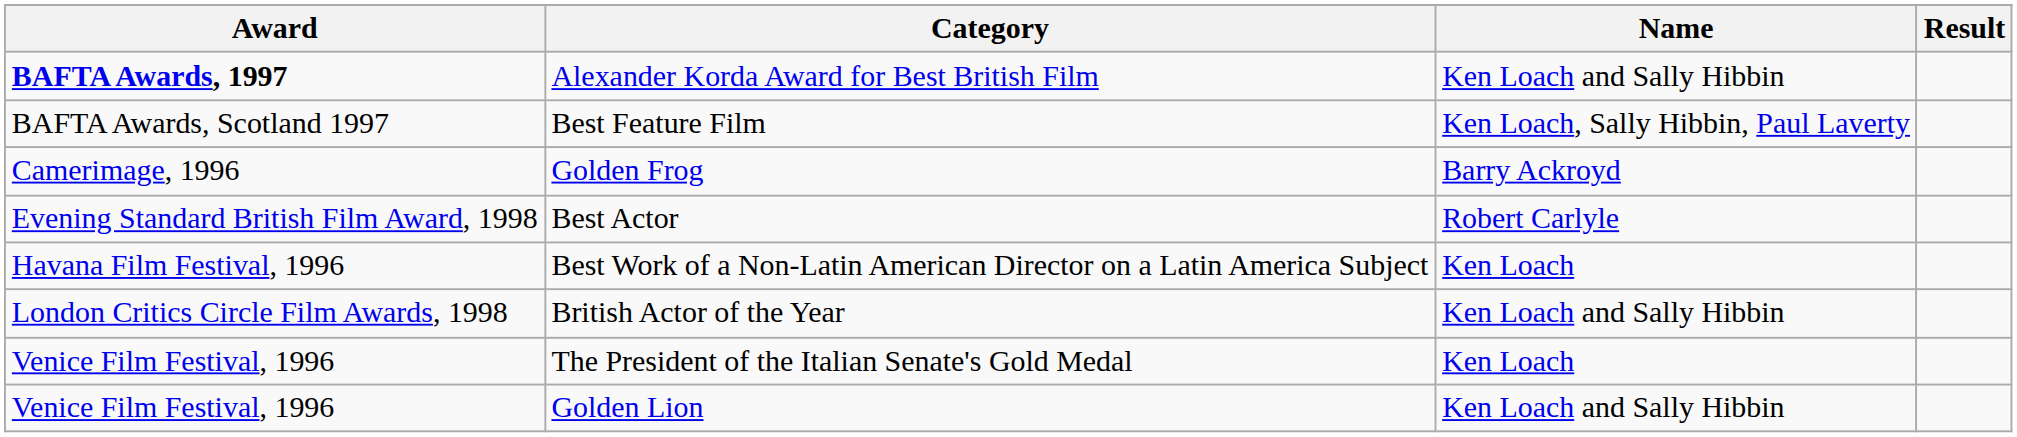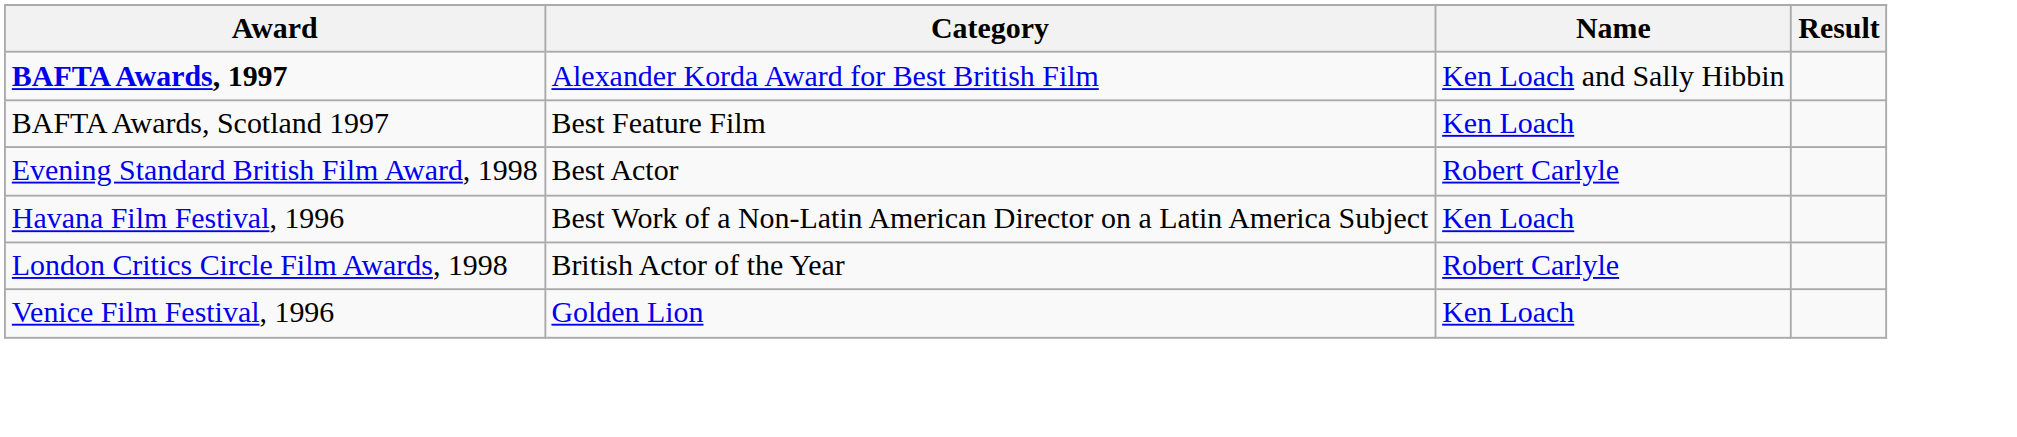(1676, 123) Ken Loach, Sally Hibbin, Paul Laverty -> (1508, 123) Ken Loach
- row: (627, 170)
(1613, 312) Ken Loach and Sally Hibbin -> (1531, 265) Robert Carlyle
- row: (842, 360)
(1613, 407) Ken Loach and Sally Hibbin -> (1508, 312) Ken Loach
